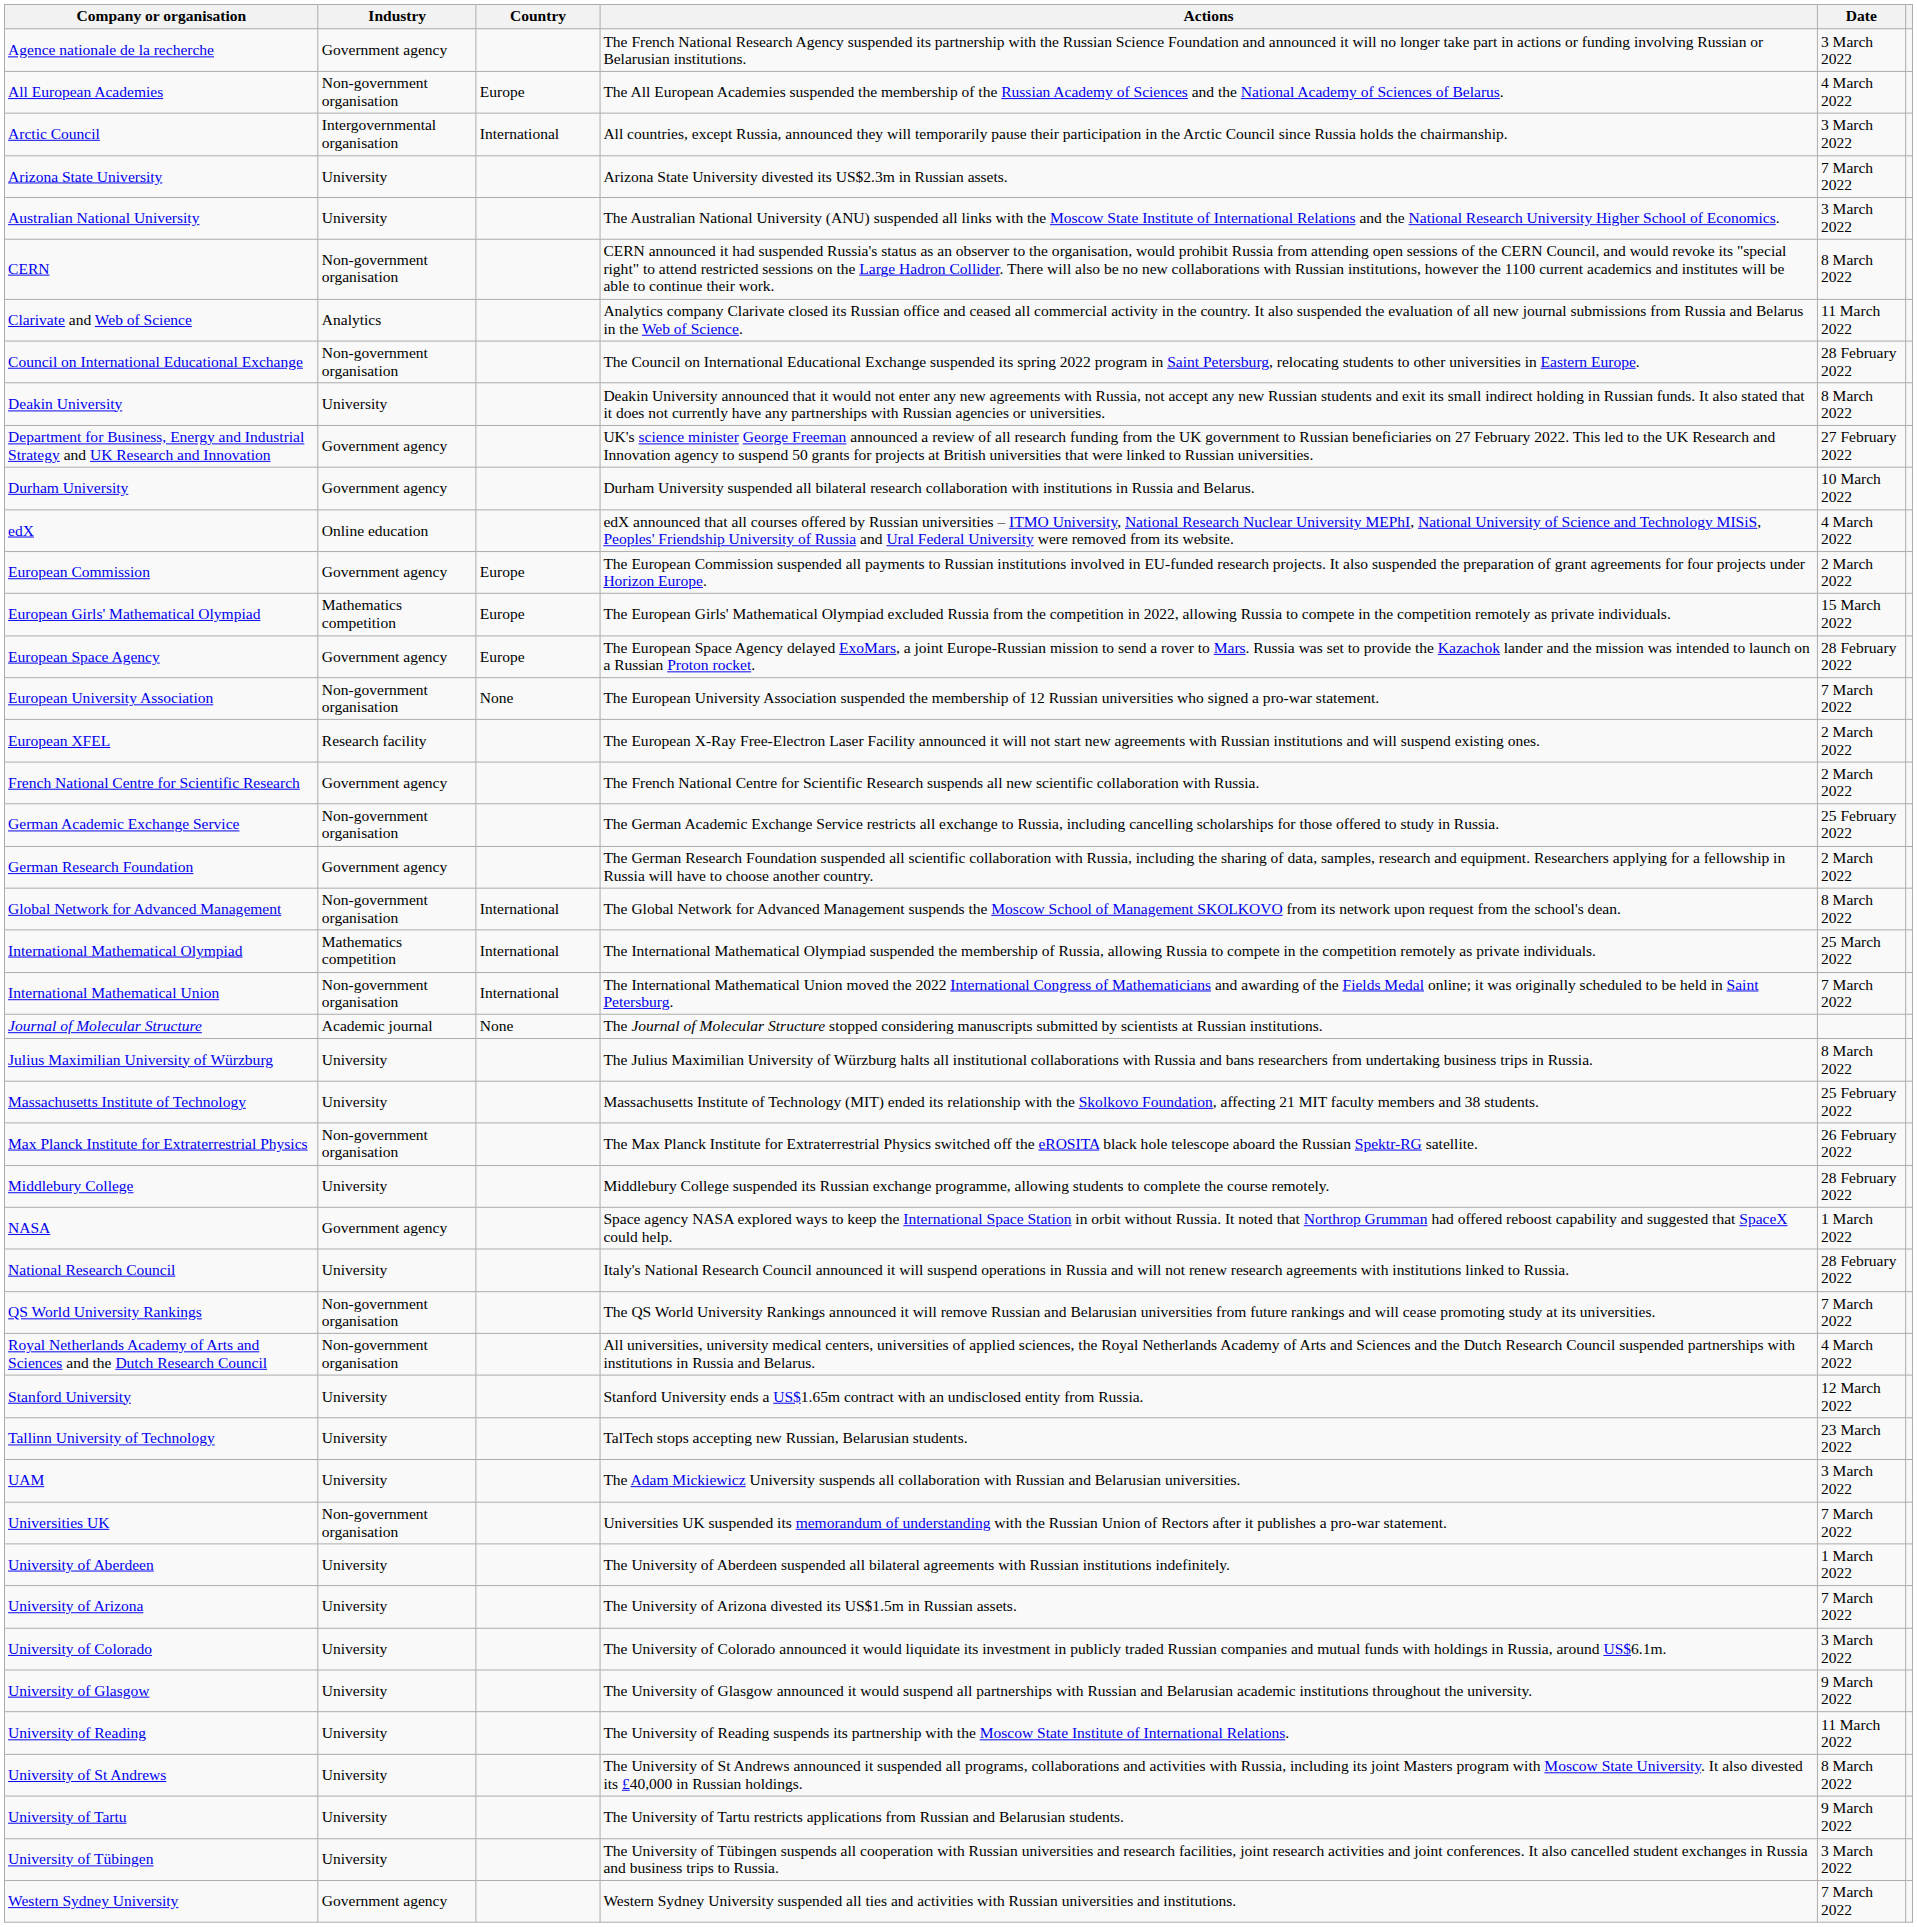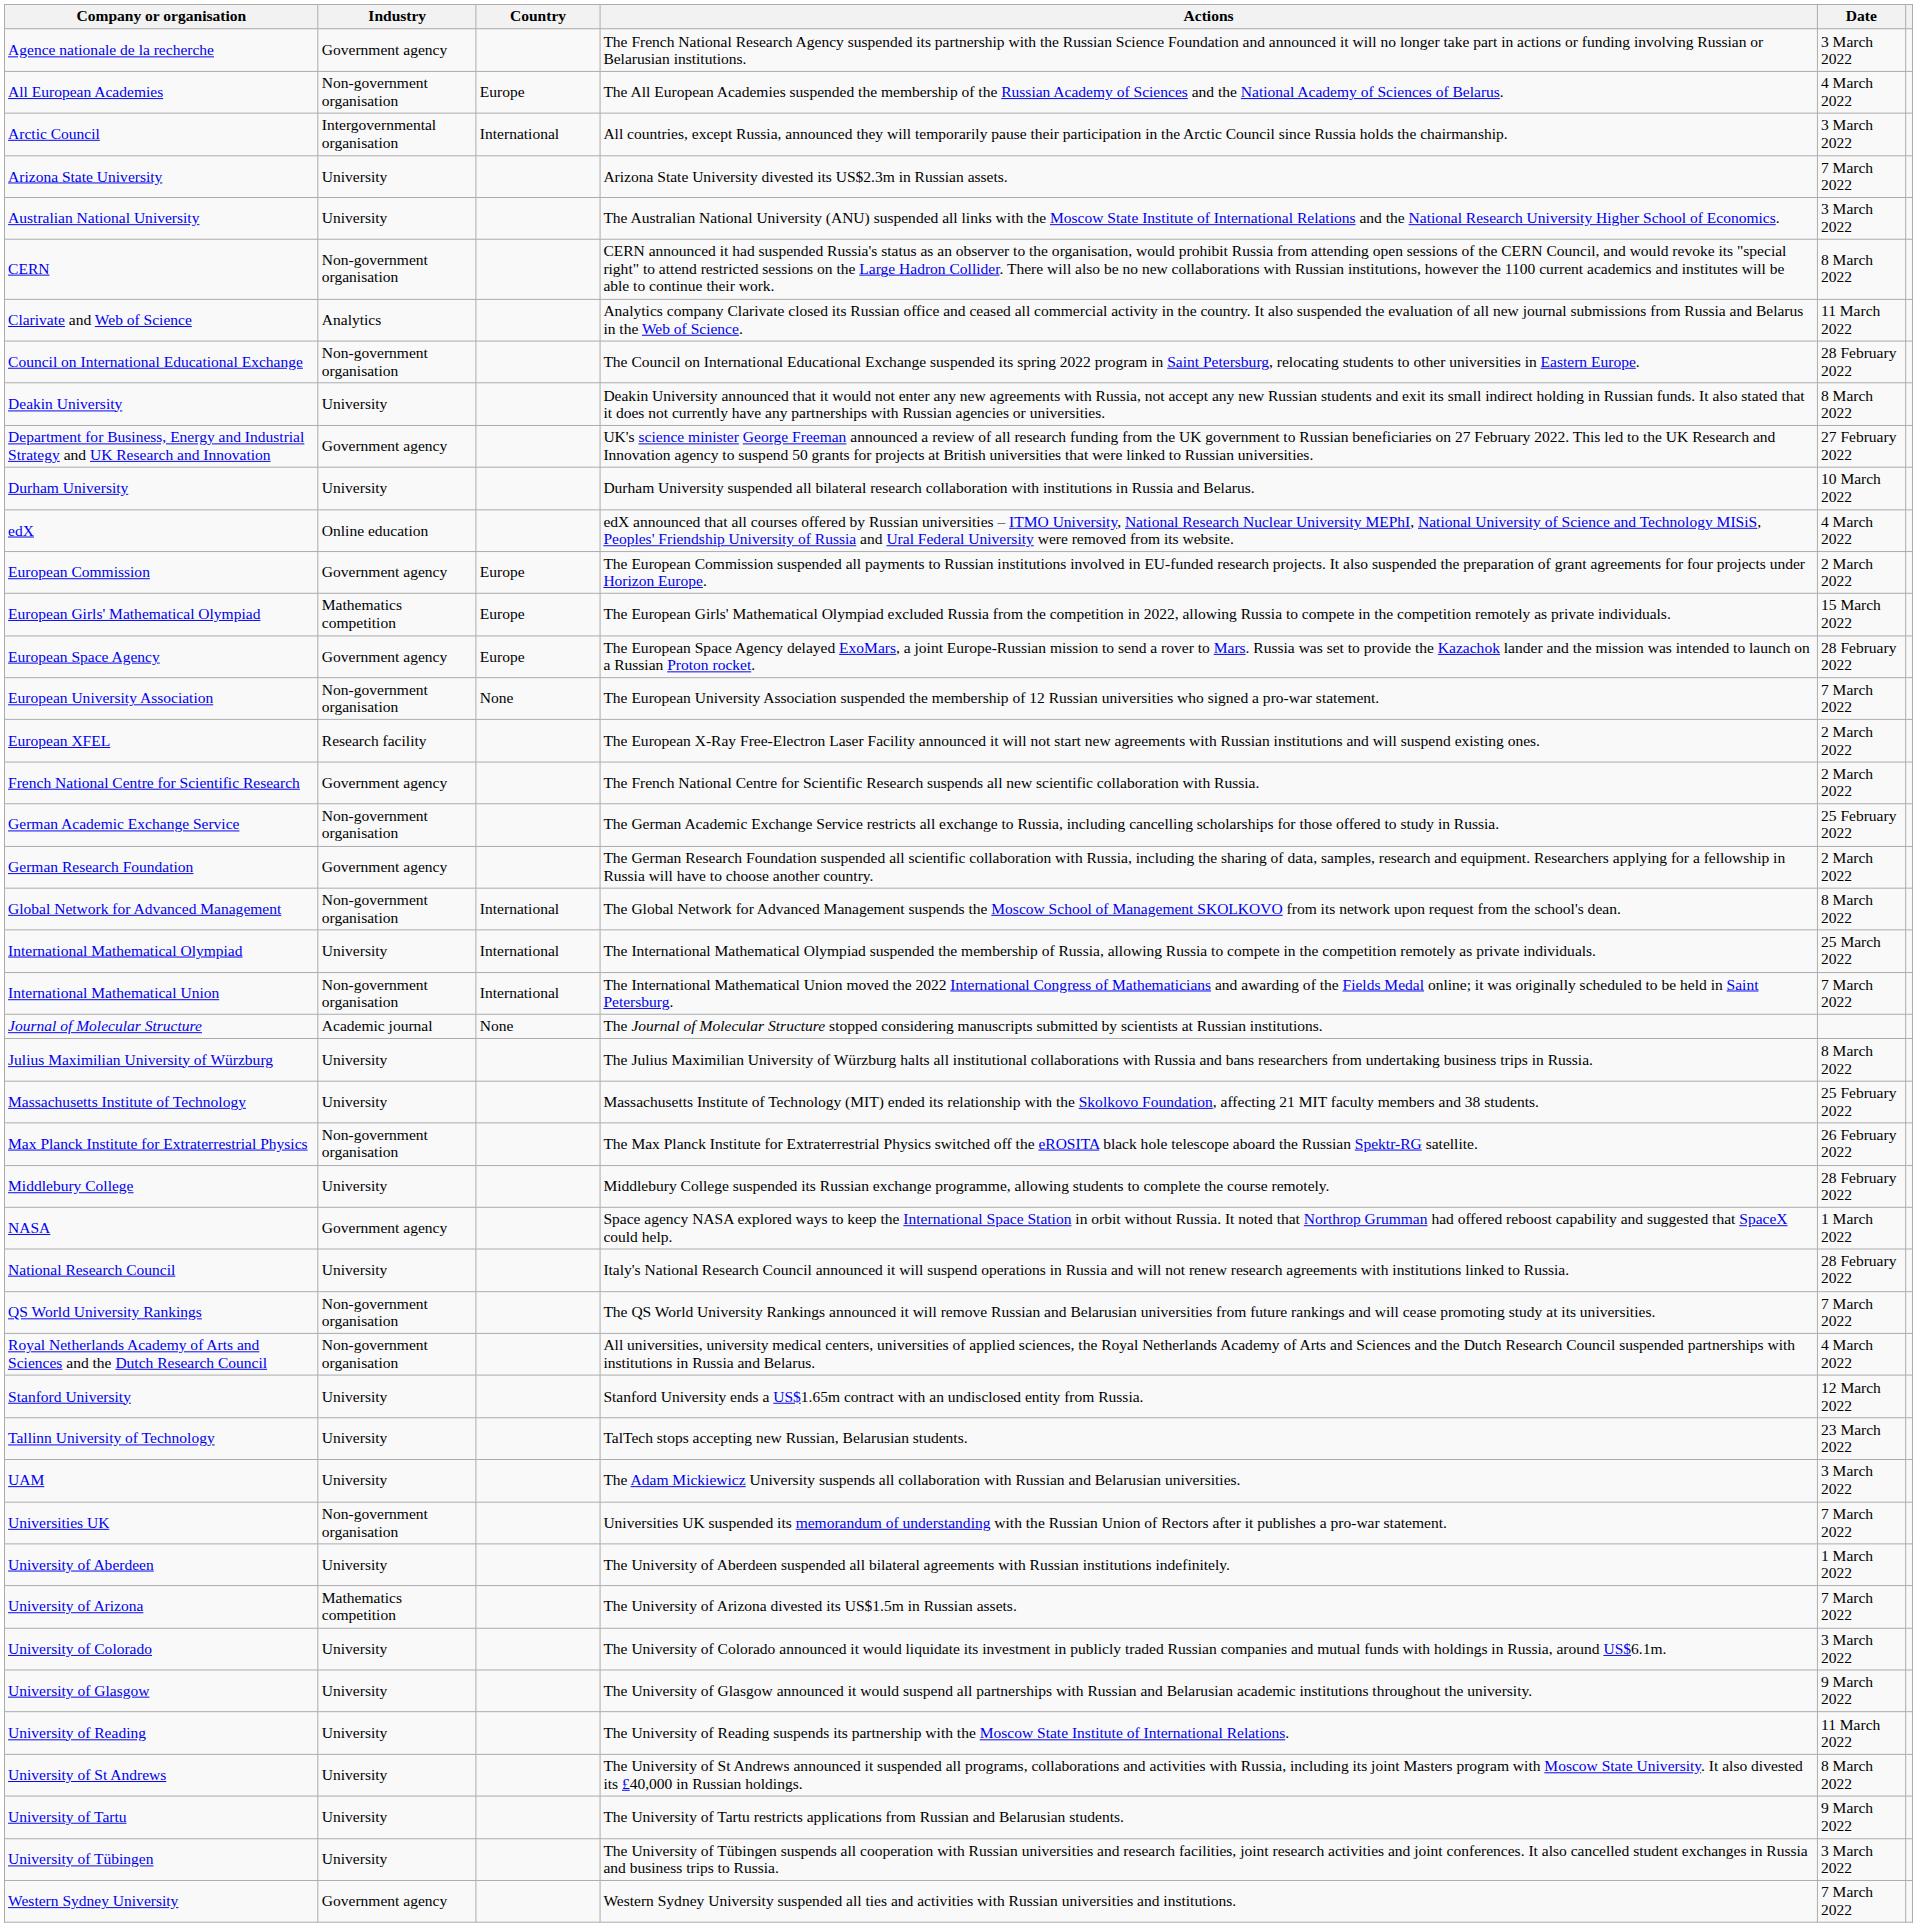(385, 488) Government agency -> (355, 488) University
(362, 951) Mathematics competition -> (355, 951) University
(355, 1606) University -> (362, 1606) Mathematics competition
